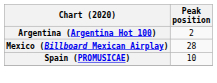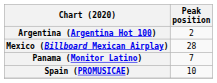+ row: (87, 59)
